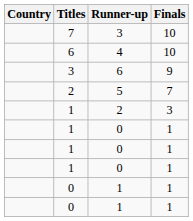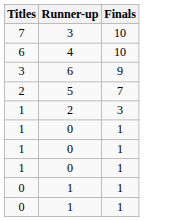- column: (29, 14)
